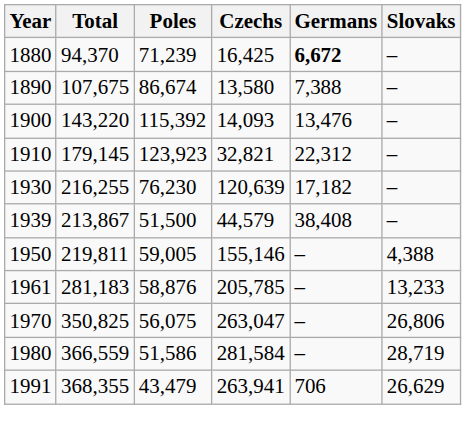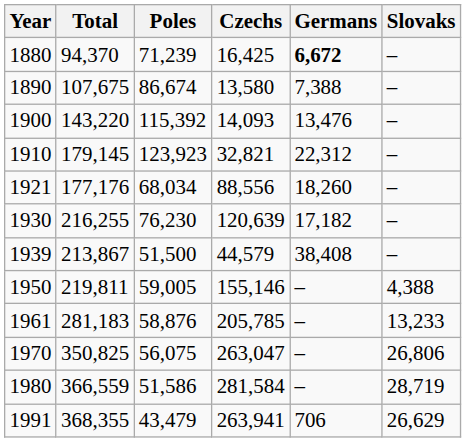+ row: (30, 187)
